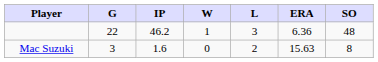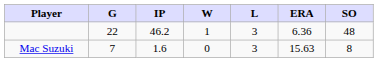(112, 48) 3 -> (112, 48) 7
(254, 48) 2 -> (254, 48) 3
